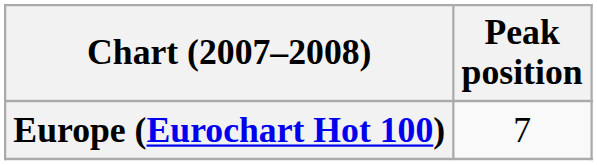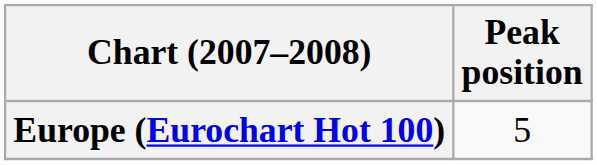(522, 129) 7 -> (522, 129) 5
